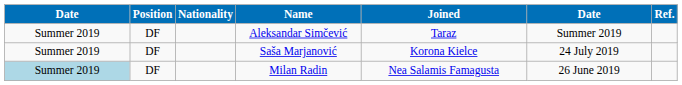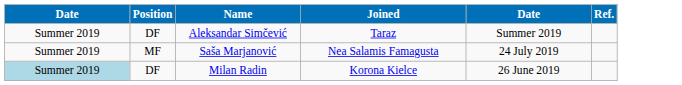- column: (205, 14)
(152, 52) DF -> (152, 52) MF
(444, 52) Korona Kielce -> (383, 52) Nea Salamis Famagusta
(444, 71) Nea Salamis Famagusta -> (383, 71) Korona Kielce
